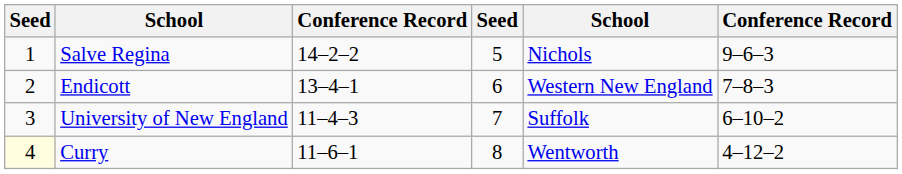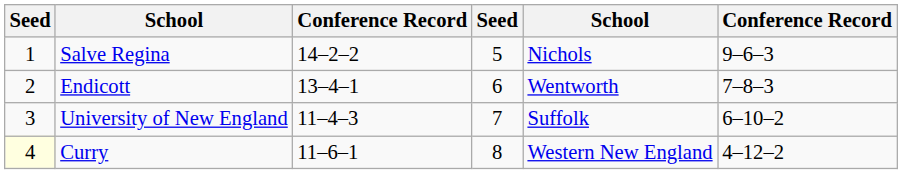(620, 86) Western New England -> (573, 86) Wentworth
(573, 151) Wentworth -> (620, 151) Western New England
